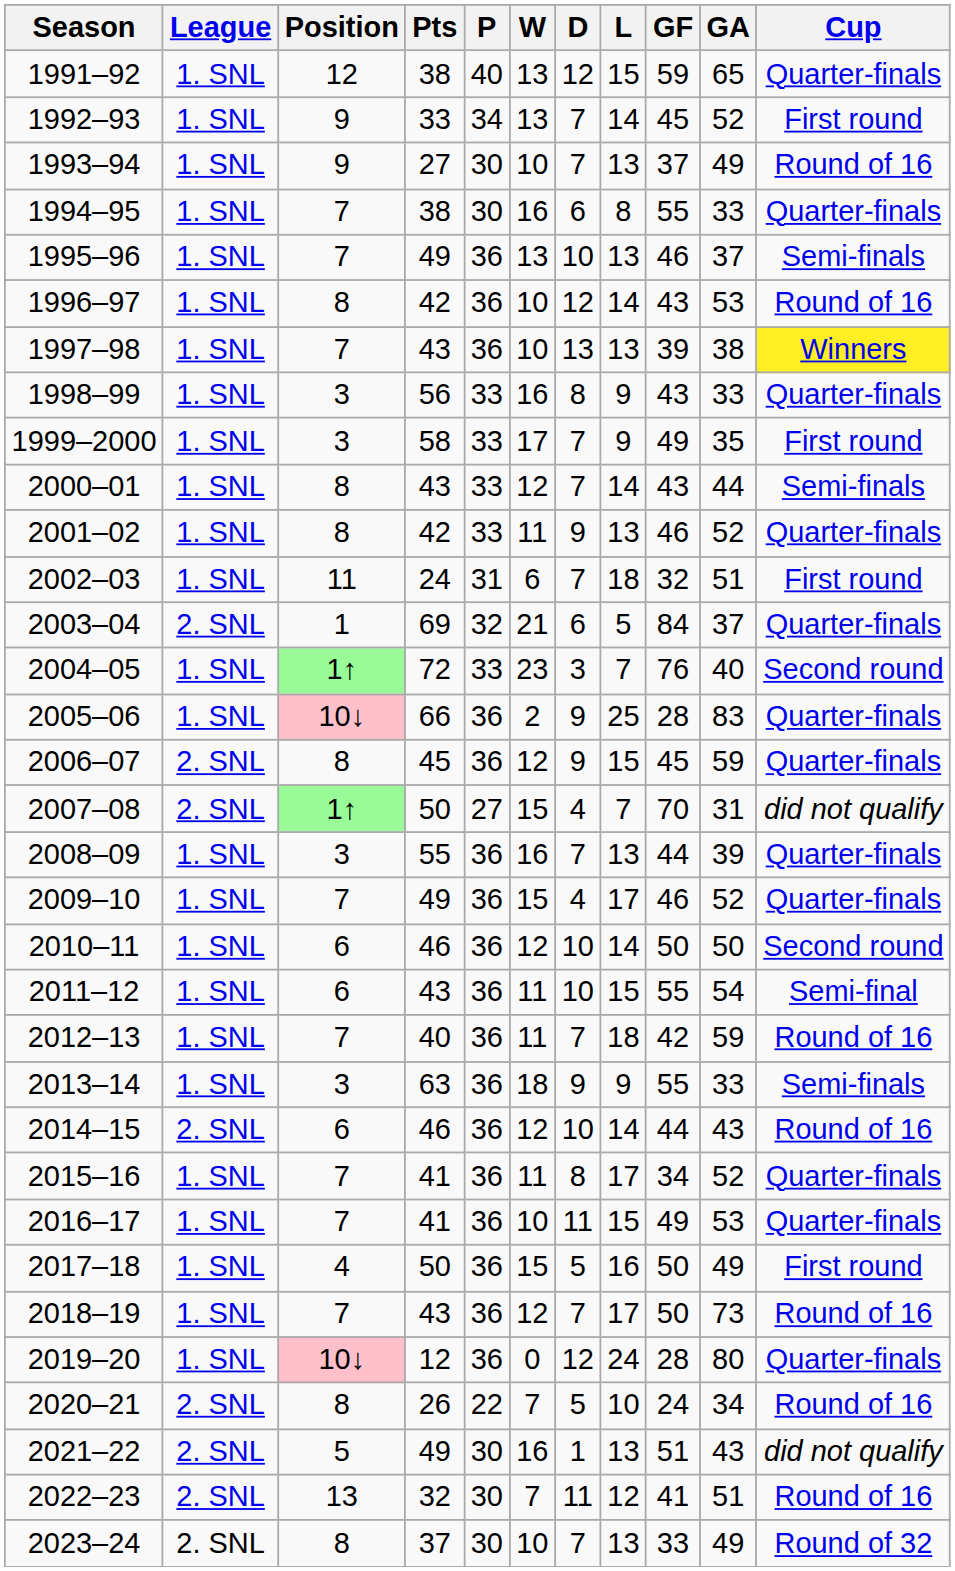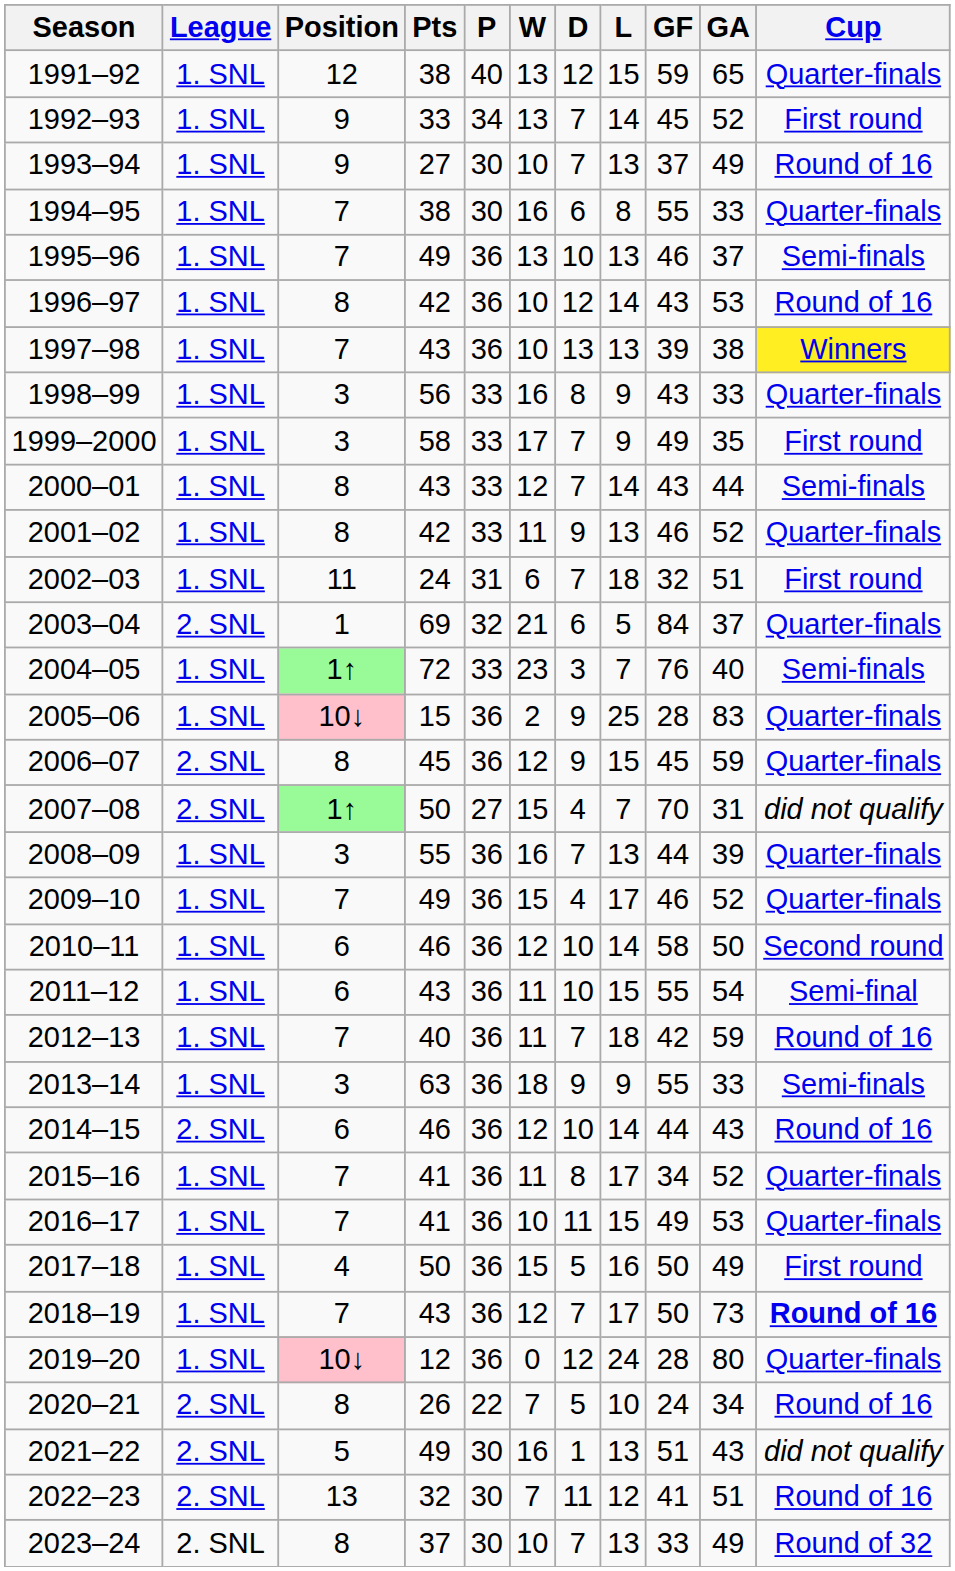(853, 670) Second round -> (853, 670) Semi-finals
(435, 716) 66 -> (435, 716) 15
(673, 946) 50 -> (673, 946) 58
(853, 1313) normal -> (853, 1313) bold
